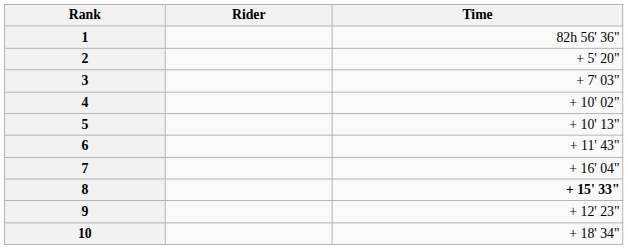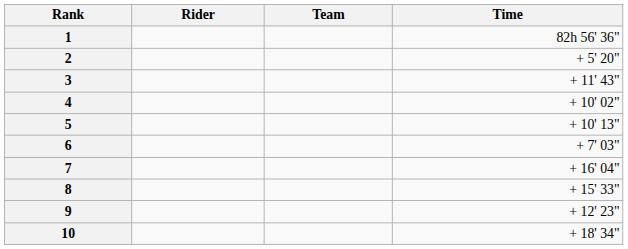+ column: (328, 15)
(598, 80) + 7' 03" -> (595, 80) + 11' 43"
(595, 146) + 11' 43" -> (598, 146) + 7' 03"
(593, 189) bold -> (594, 189) normal
